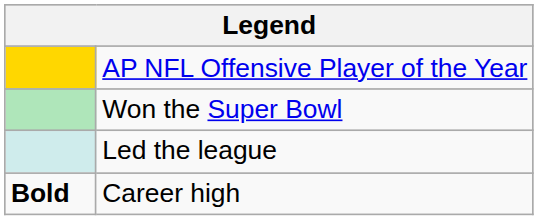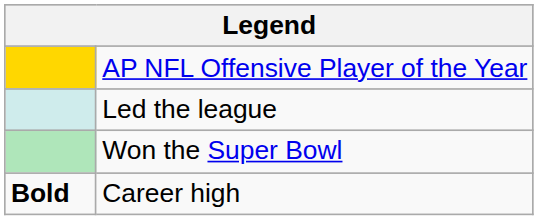rows swapped: (222, 109) <-> (190, 151)
